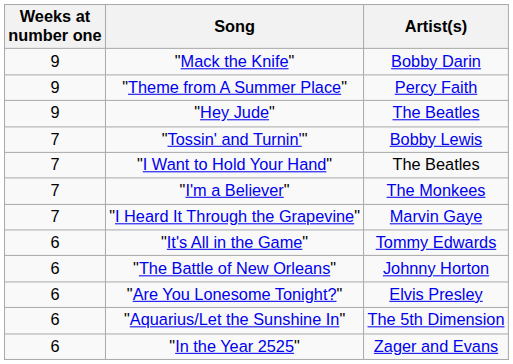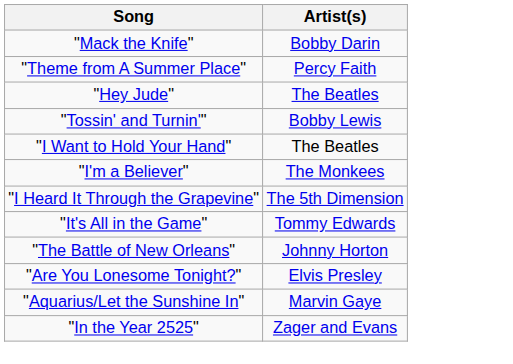- column: (55, 26)
(436, 216) Marvin Gaye -> (335, 198) The 5th Dimension
(436, 320) The 5th Dimension -> (335, 302) Marvin Gaye
